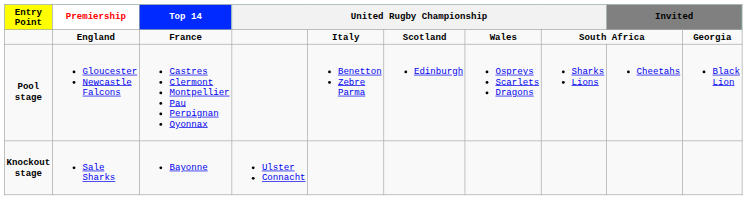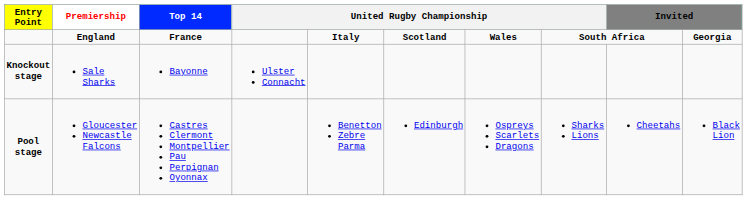rows swapped: (28, 93) <-> (28, 168)
